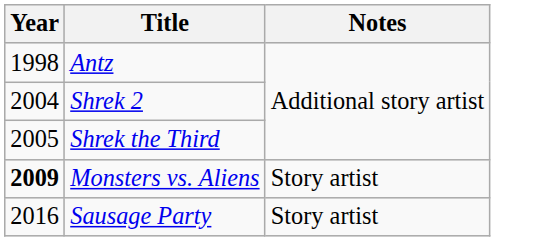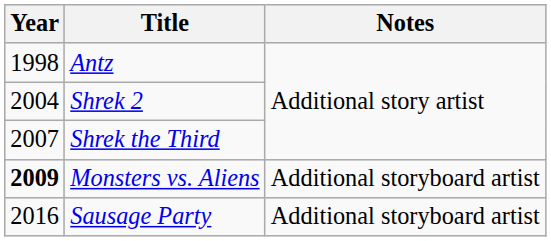(35, 139) 2005 -> (35, 139) 2007
(325, 178) Story artist -> (405, 178) Additional storyboard artist
(325, 216) Story artist -> (405, 216) Additional storyboard artist
